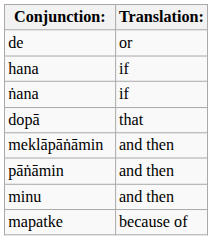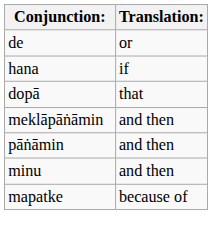- row: (23, 94)
